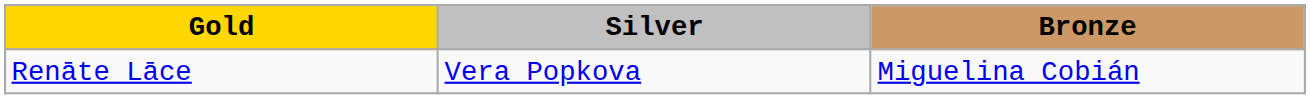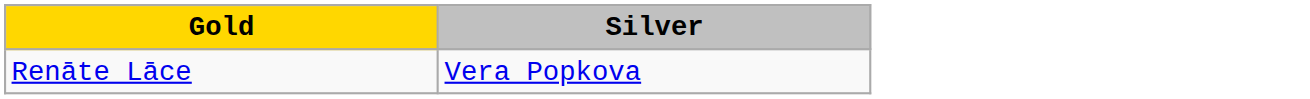- column: (1088, 27)
